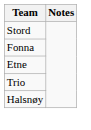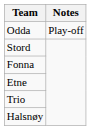+ row: (19, 30)
